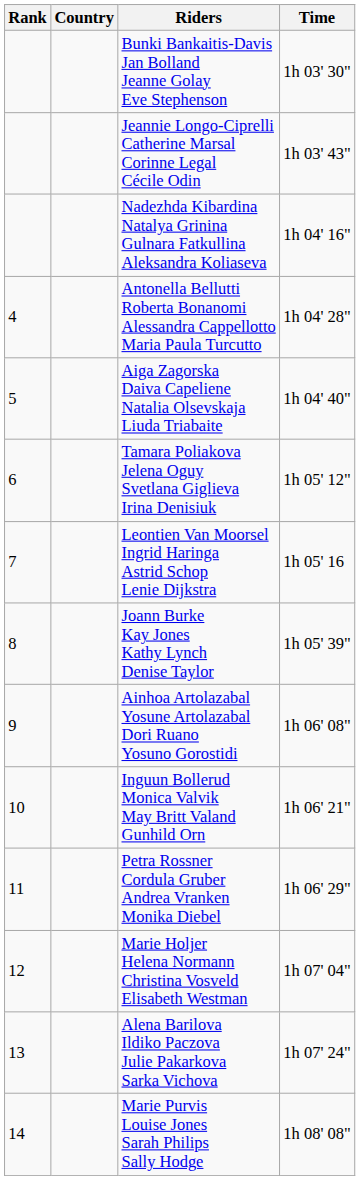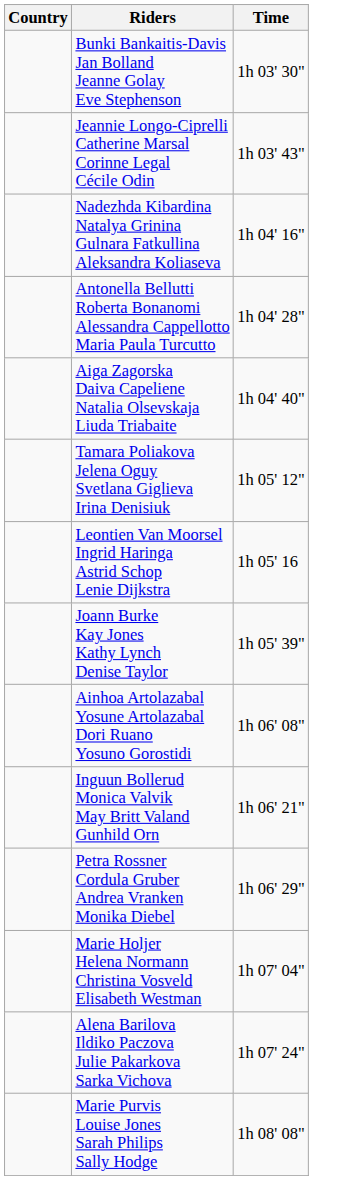- column: (28, 17)
